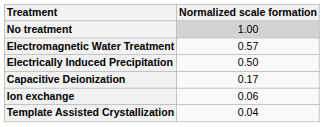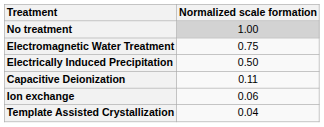(248, 46) 0.57 -> (248, 46) 0.75
(248, 79) 0.17 -> (248, 79) 0.11
